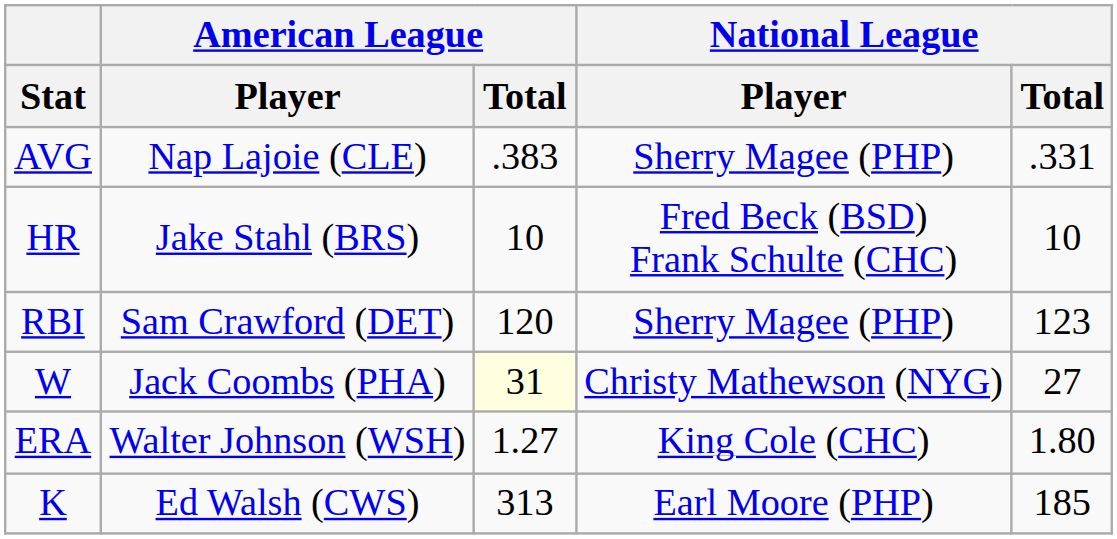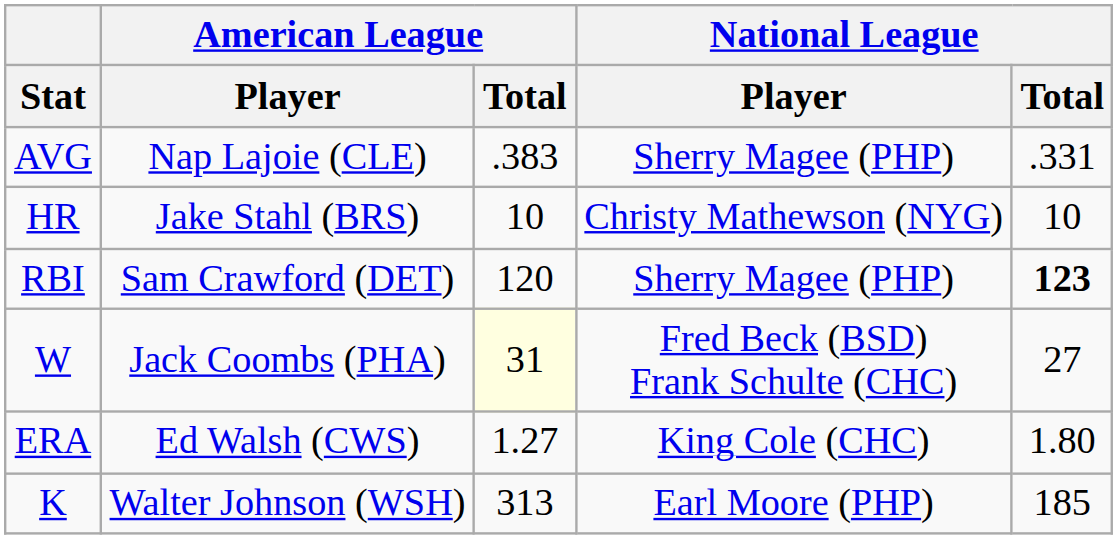(794, 238) Fred Beck (BSD) Frank Schulte (CHC) -> (794, 216) Christy Mathewson (NYG)
(1062, 320) normal -> (1062, 277) bold
(794, 381) Christy Mathewson (NYG) -> (794, 359) Fred Beck (BSD) Frank Schulte (CHC)
(288, 441) Walter Johnson (WSH) -> (288, 441) Ed Walsh (CWS)
(288, 502) Ed Walsh (CWS) -> (288, 502) Walter Johnson (WSH)
